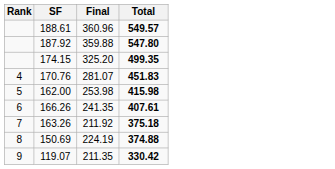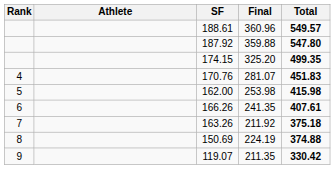+ column: (115, 12)
